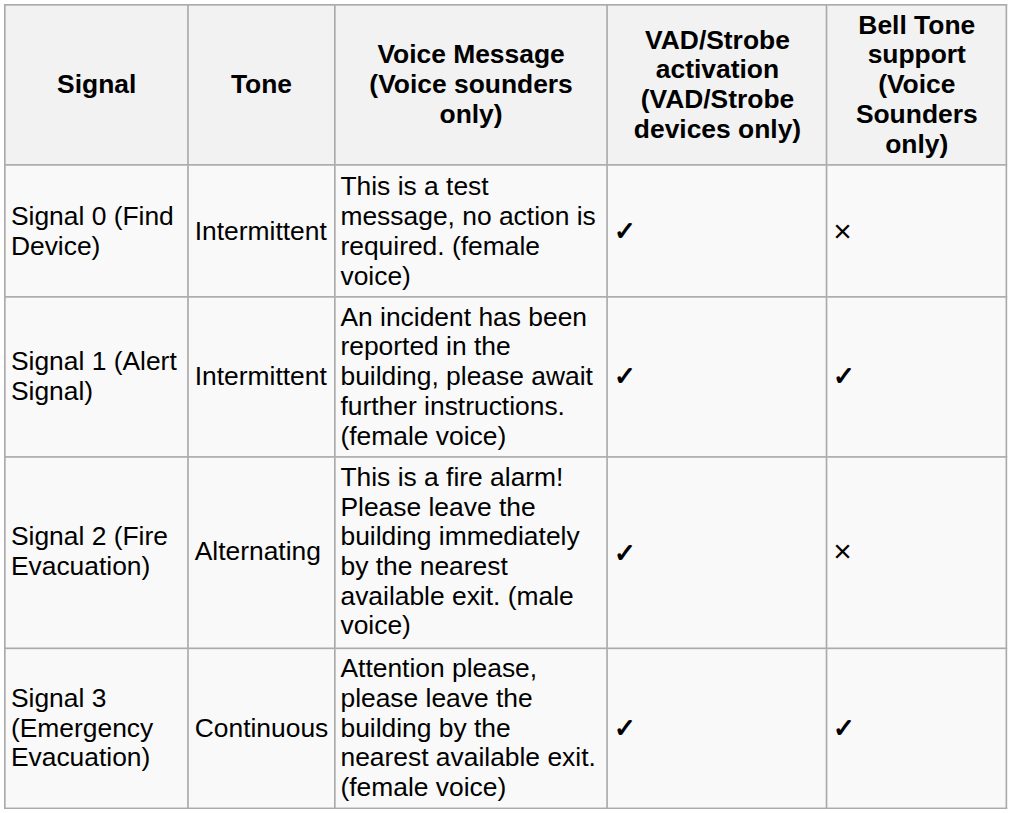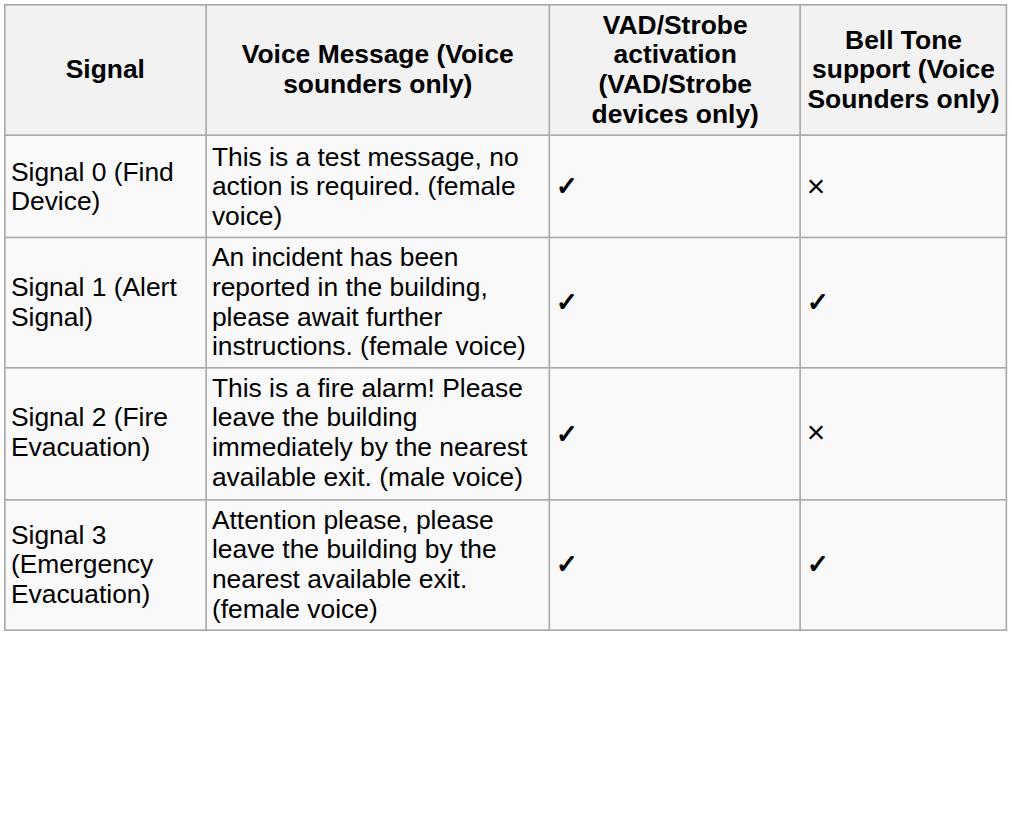- column: (261, 84)
